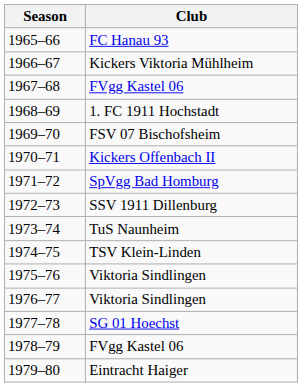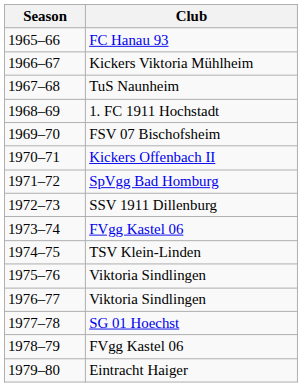(136, 87) FVgg Kastel 06 -> (134, 87) TuS Naunheim
(134, 228) TuS Naunheim -> (136, 228) FVgg Kastel 06
